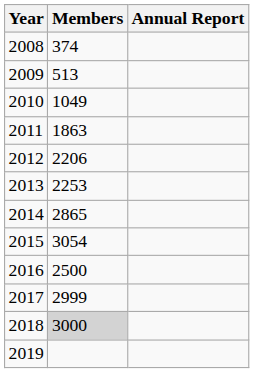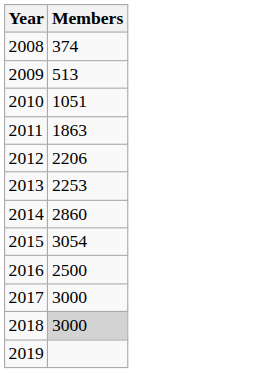- column: (188, 18)
(70, 102) 1049 -> (70, 102) 1051
(70, 213) 2865 -> (70, 213) 2860
(70, 297) 2999 -> (70, 297) 3000
